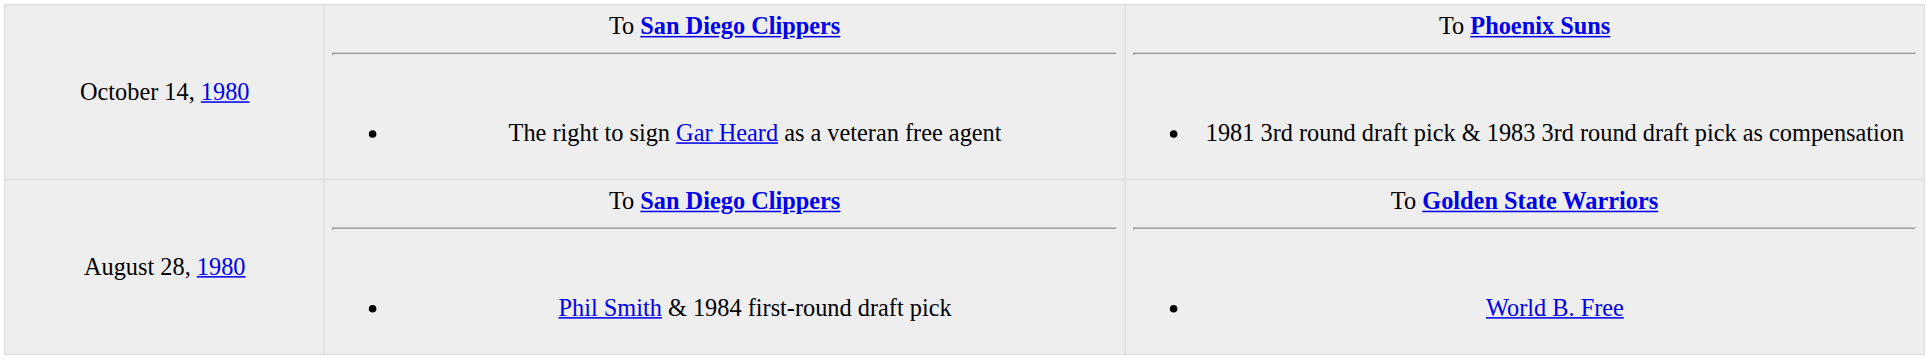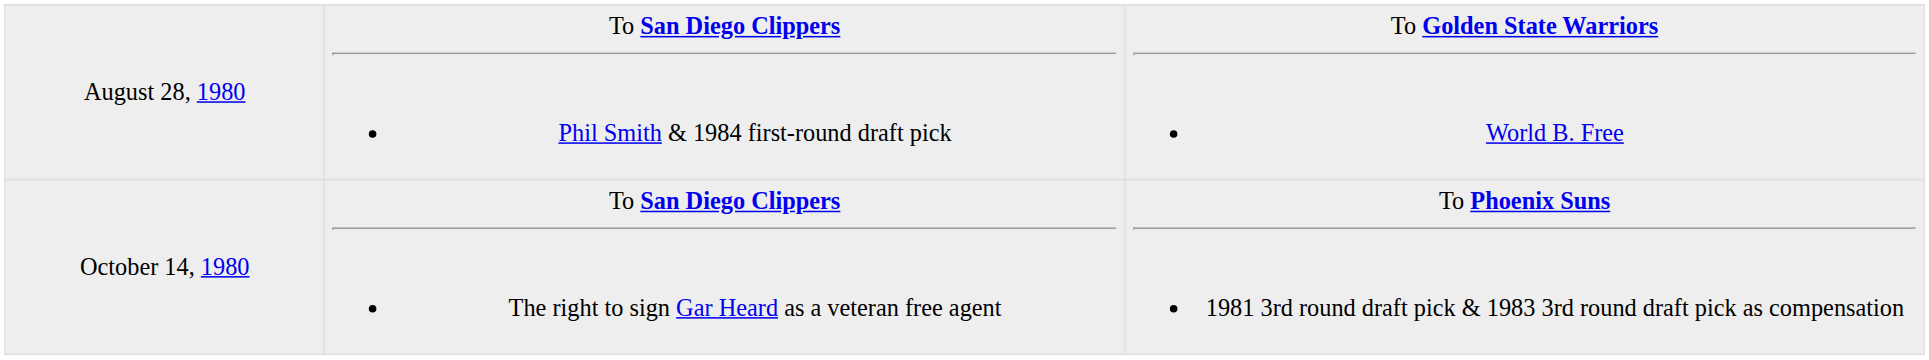rows swapped: (165, 266) <-> (165, 91)
